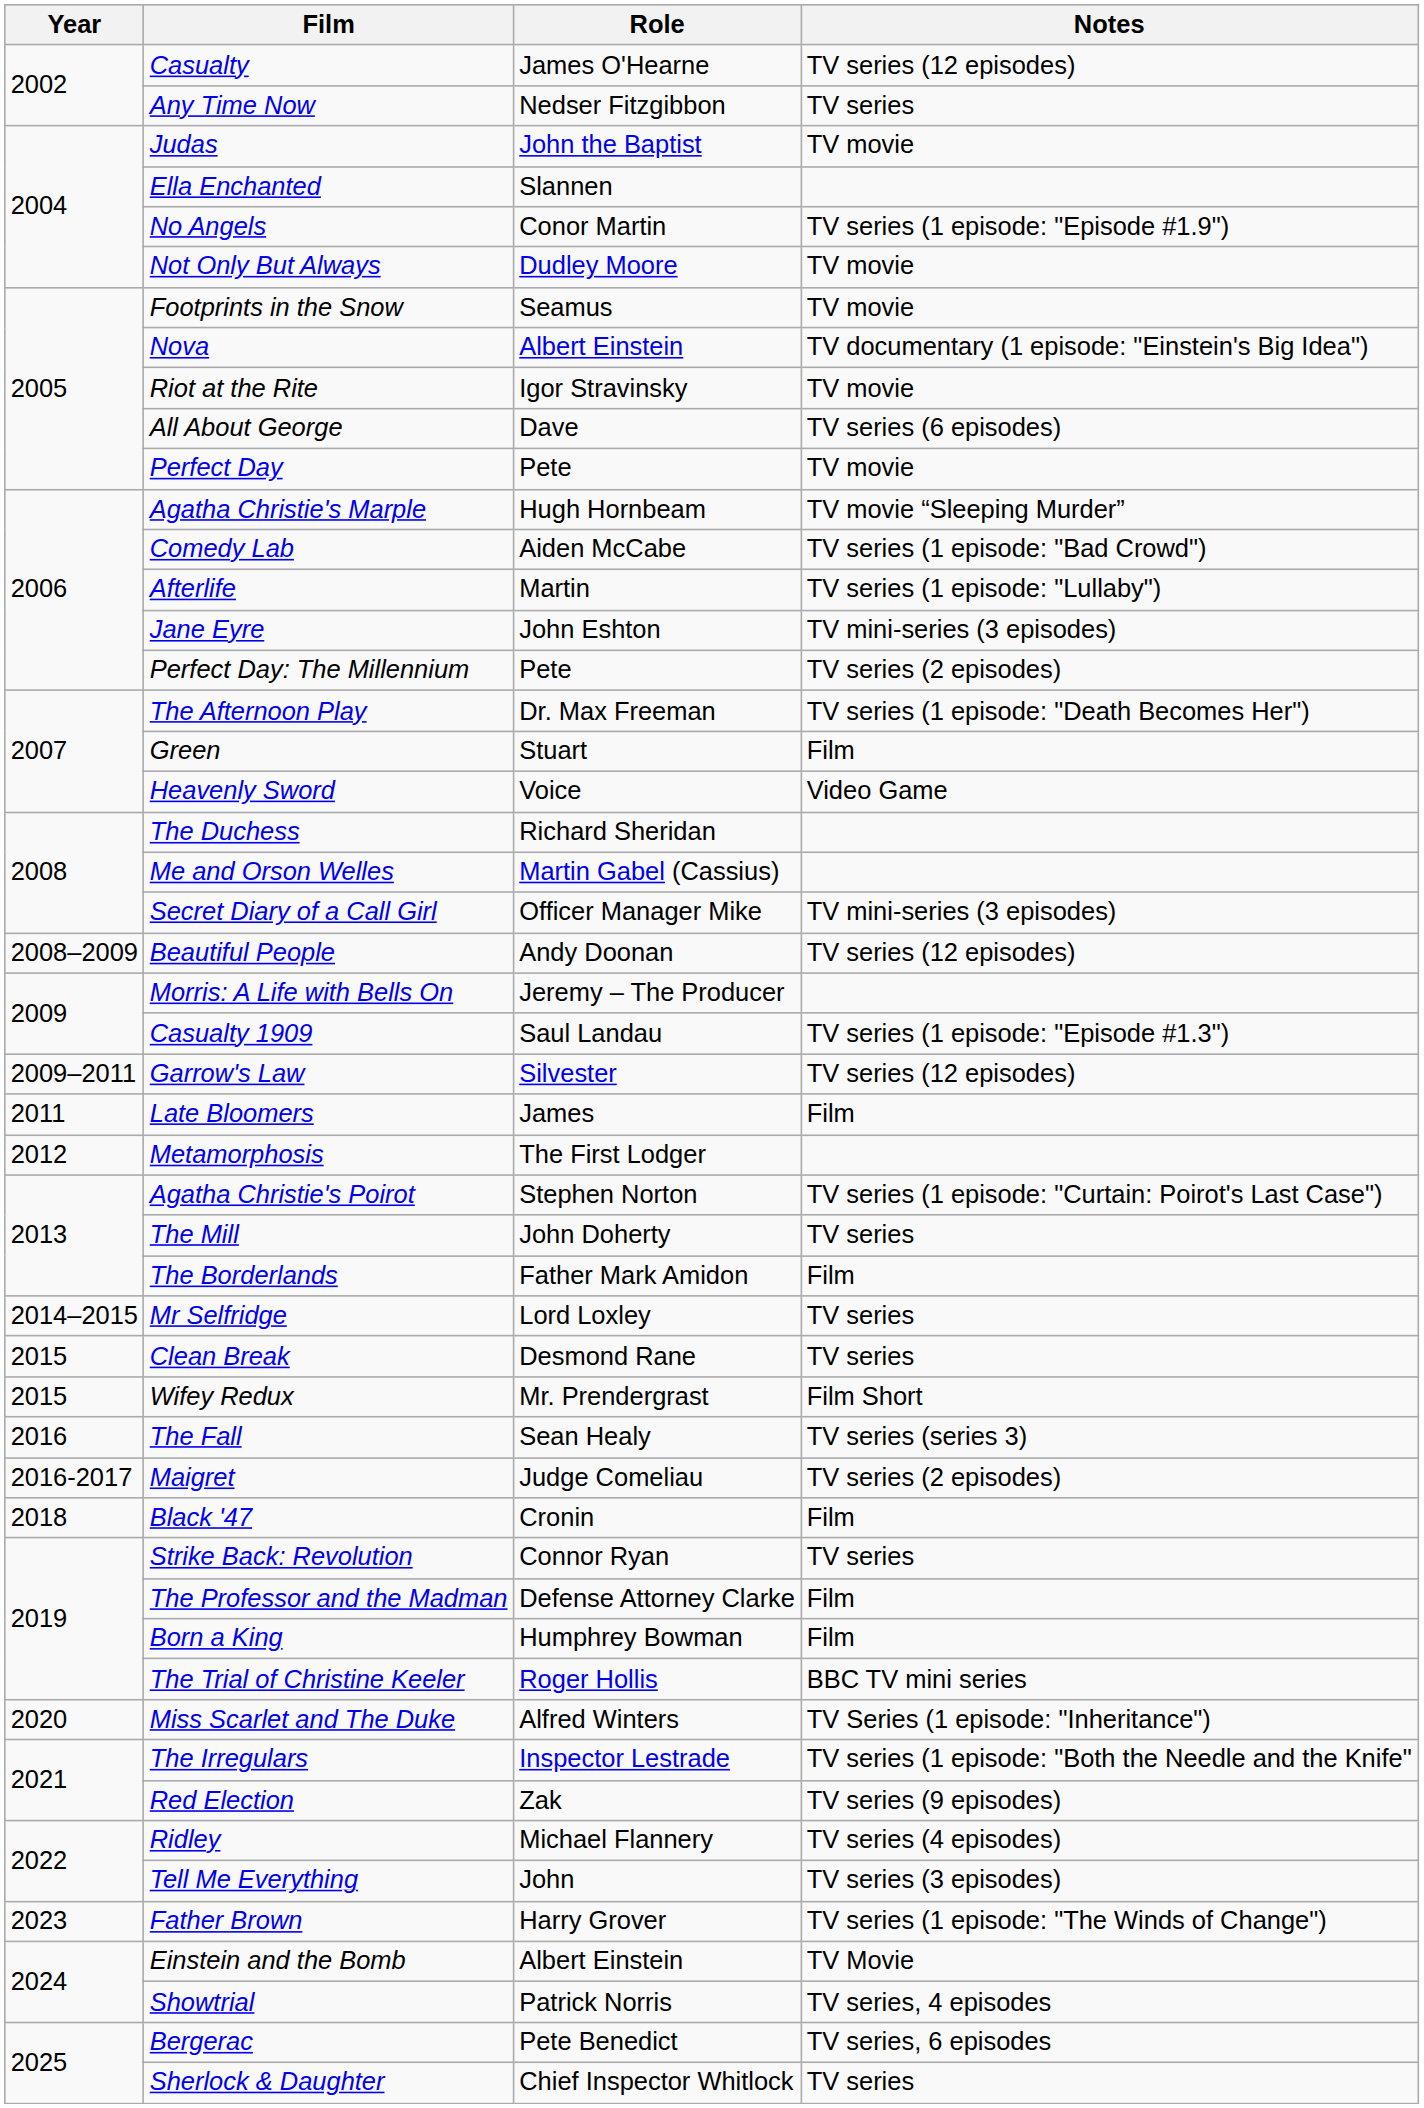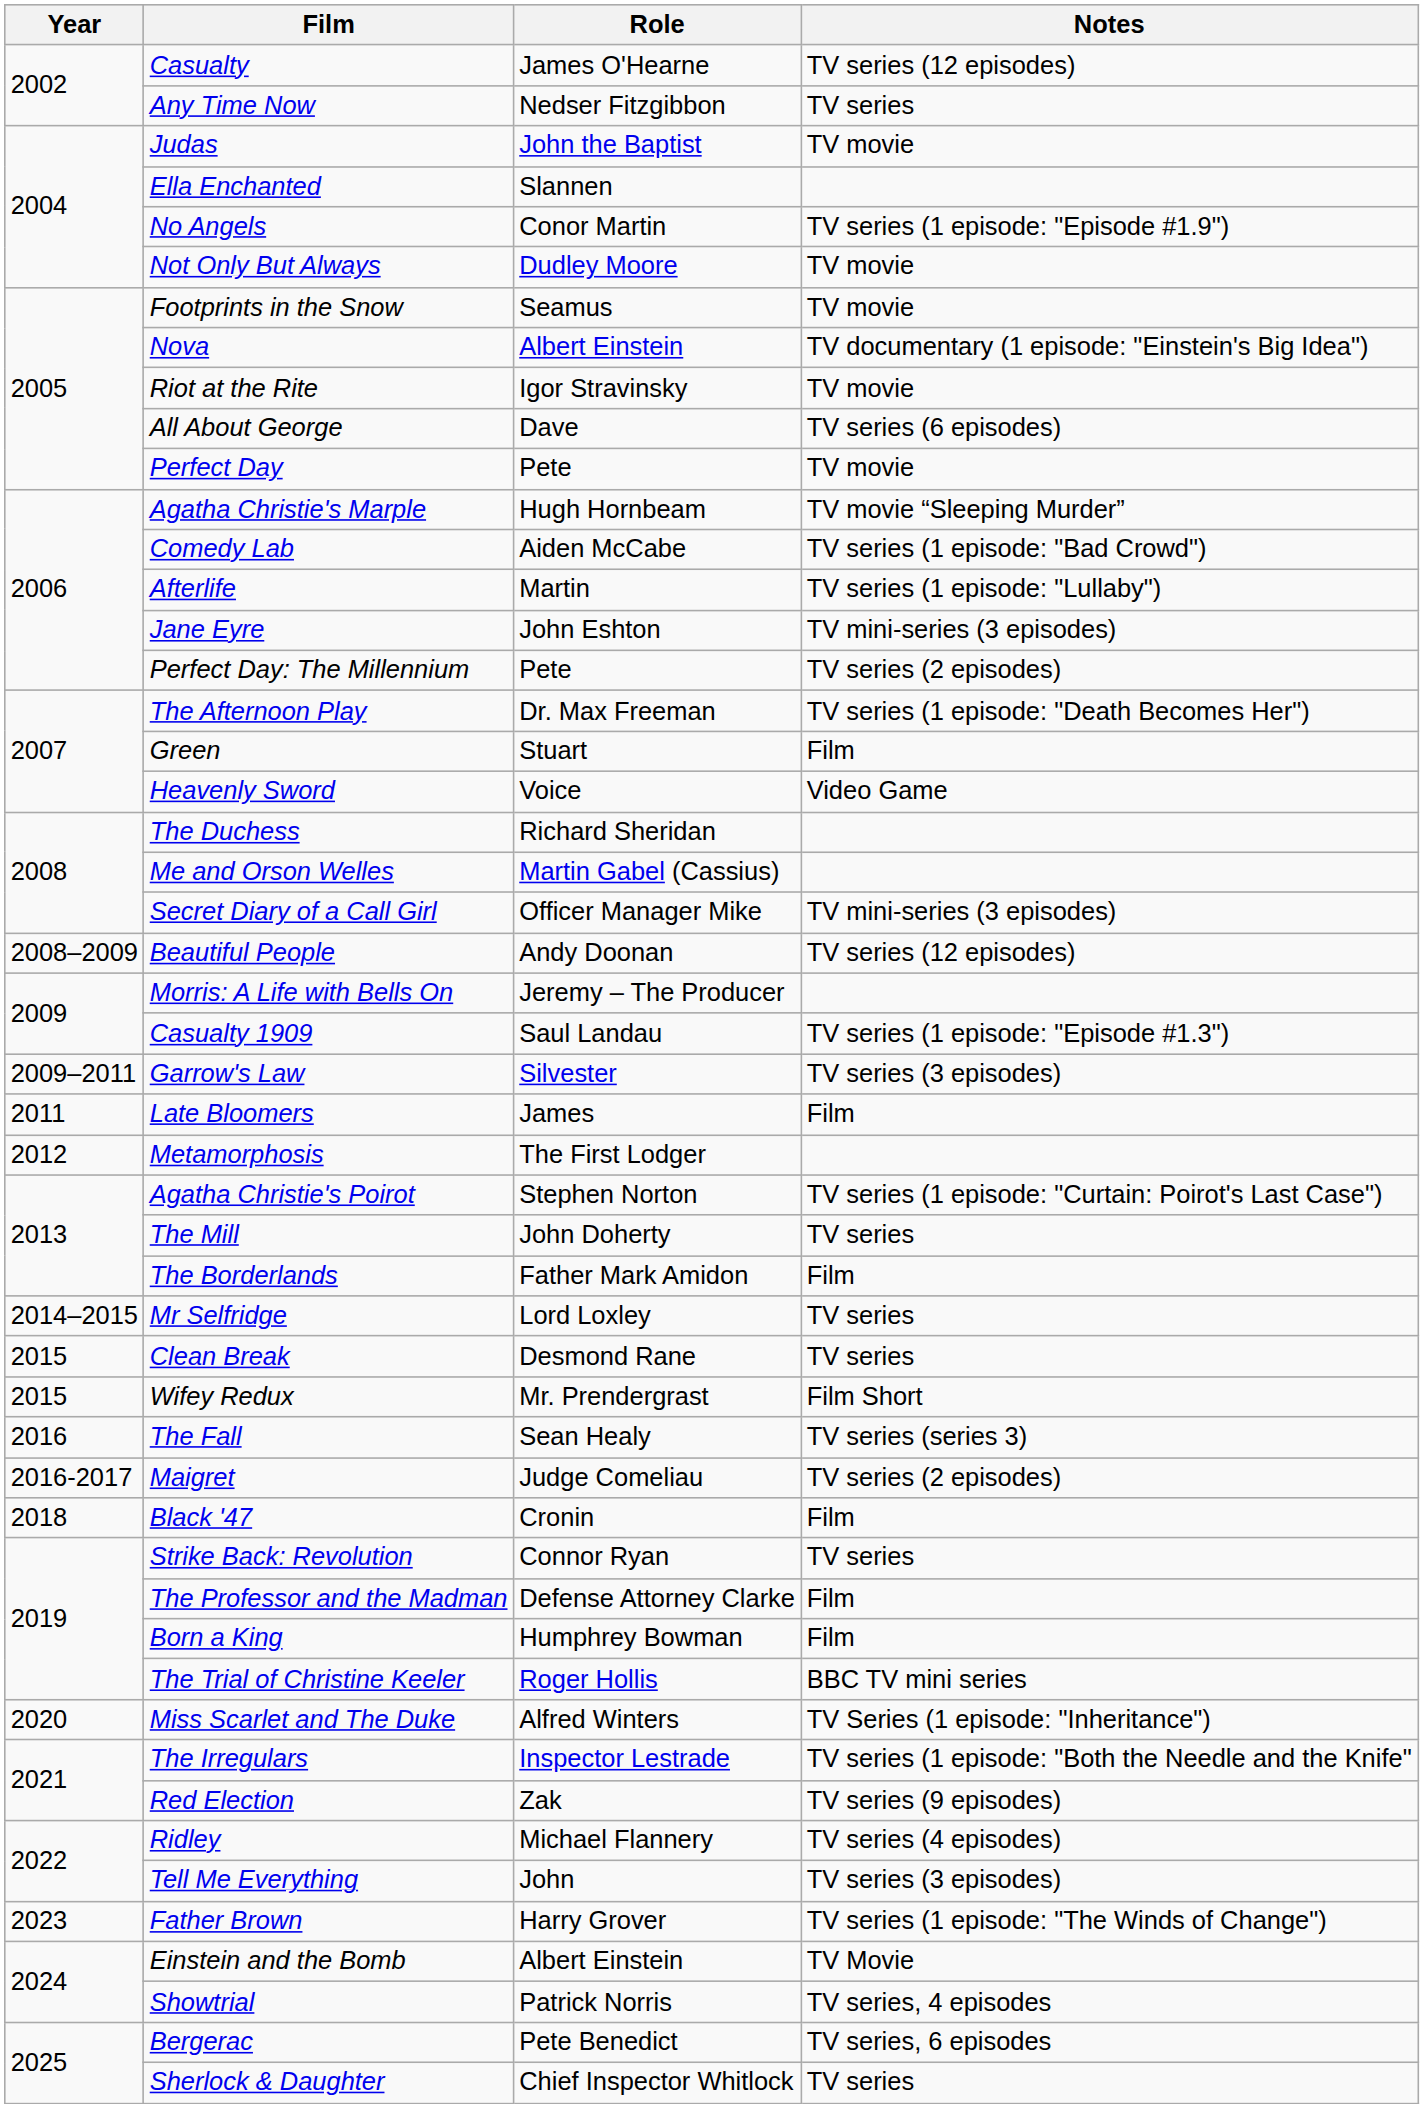(941, 1073) TV series (12 episodes) -> (934, 1073) TV series (3 episodes)
